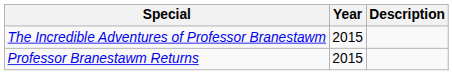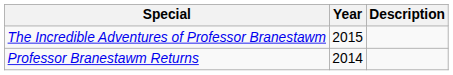(348, 59) 2015 -> (348, 59) 2014
